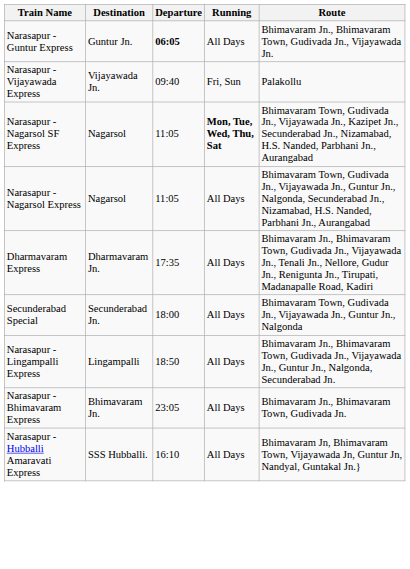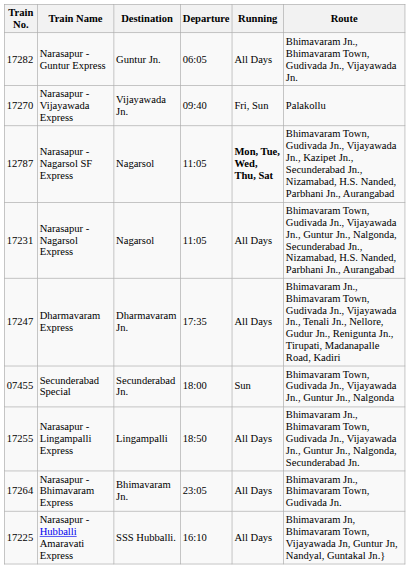+ column: (21, 18)
(168, 41) bold -> (195, 59) normal
(226, 315) All Days -> (243, 386) Sun
